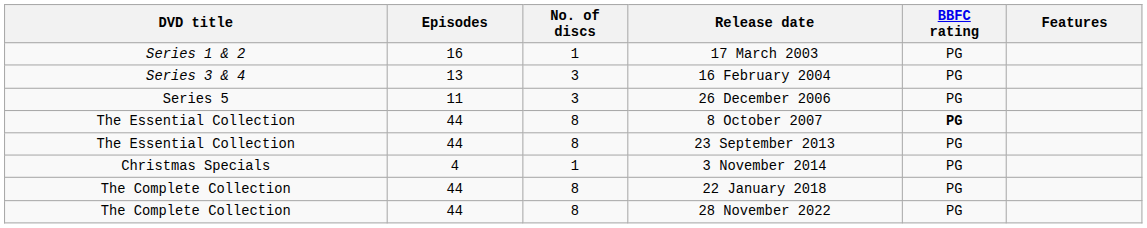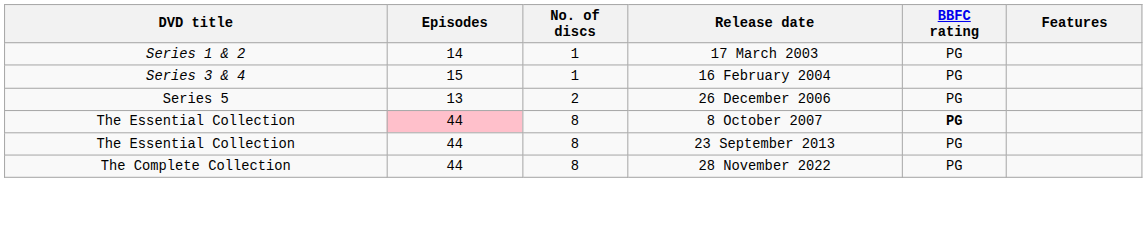(455, 54) 16 -> (455, 54) 14
(455, 77) 13 -> (455, 77) 15
(575, 77) 3 -> (575, 77) 1
(455, 99) 11 -> (455, 99) 13
(575, 99) 3 -> (575, 99) 2
(455, 121) no background -> (455, 121) pink background
- row: (765, 166)
- row: (765, 189)
